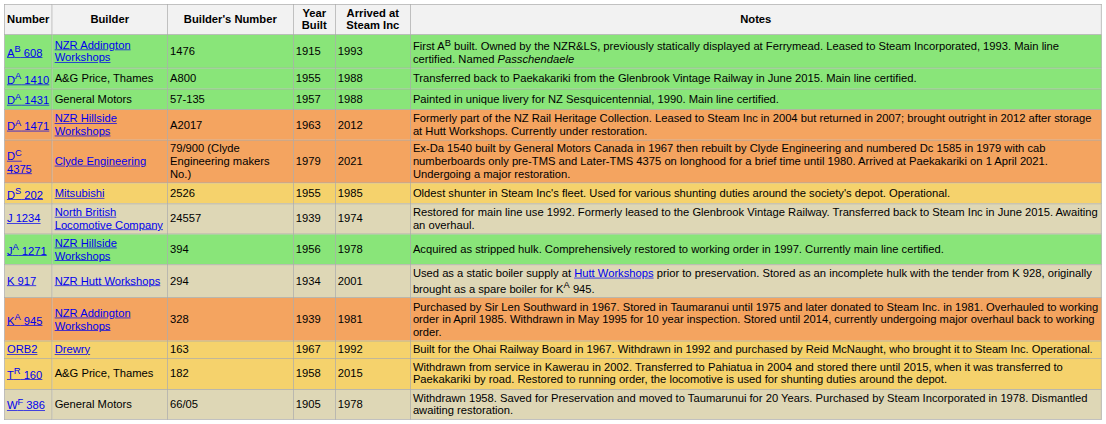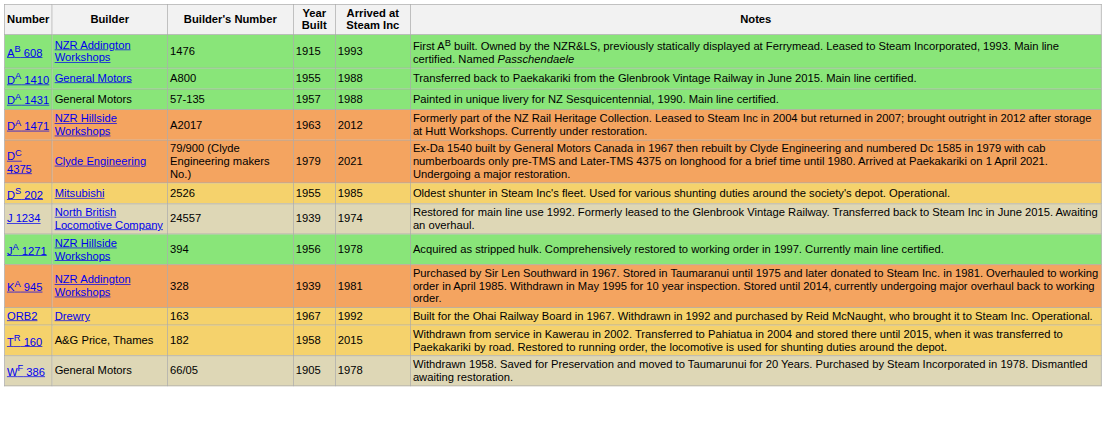(104, 78) A&G Price, Thames -> (93, 78) General Motors
- row: (22, 281)
